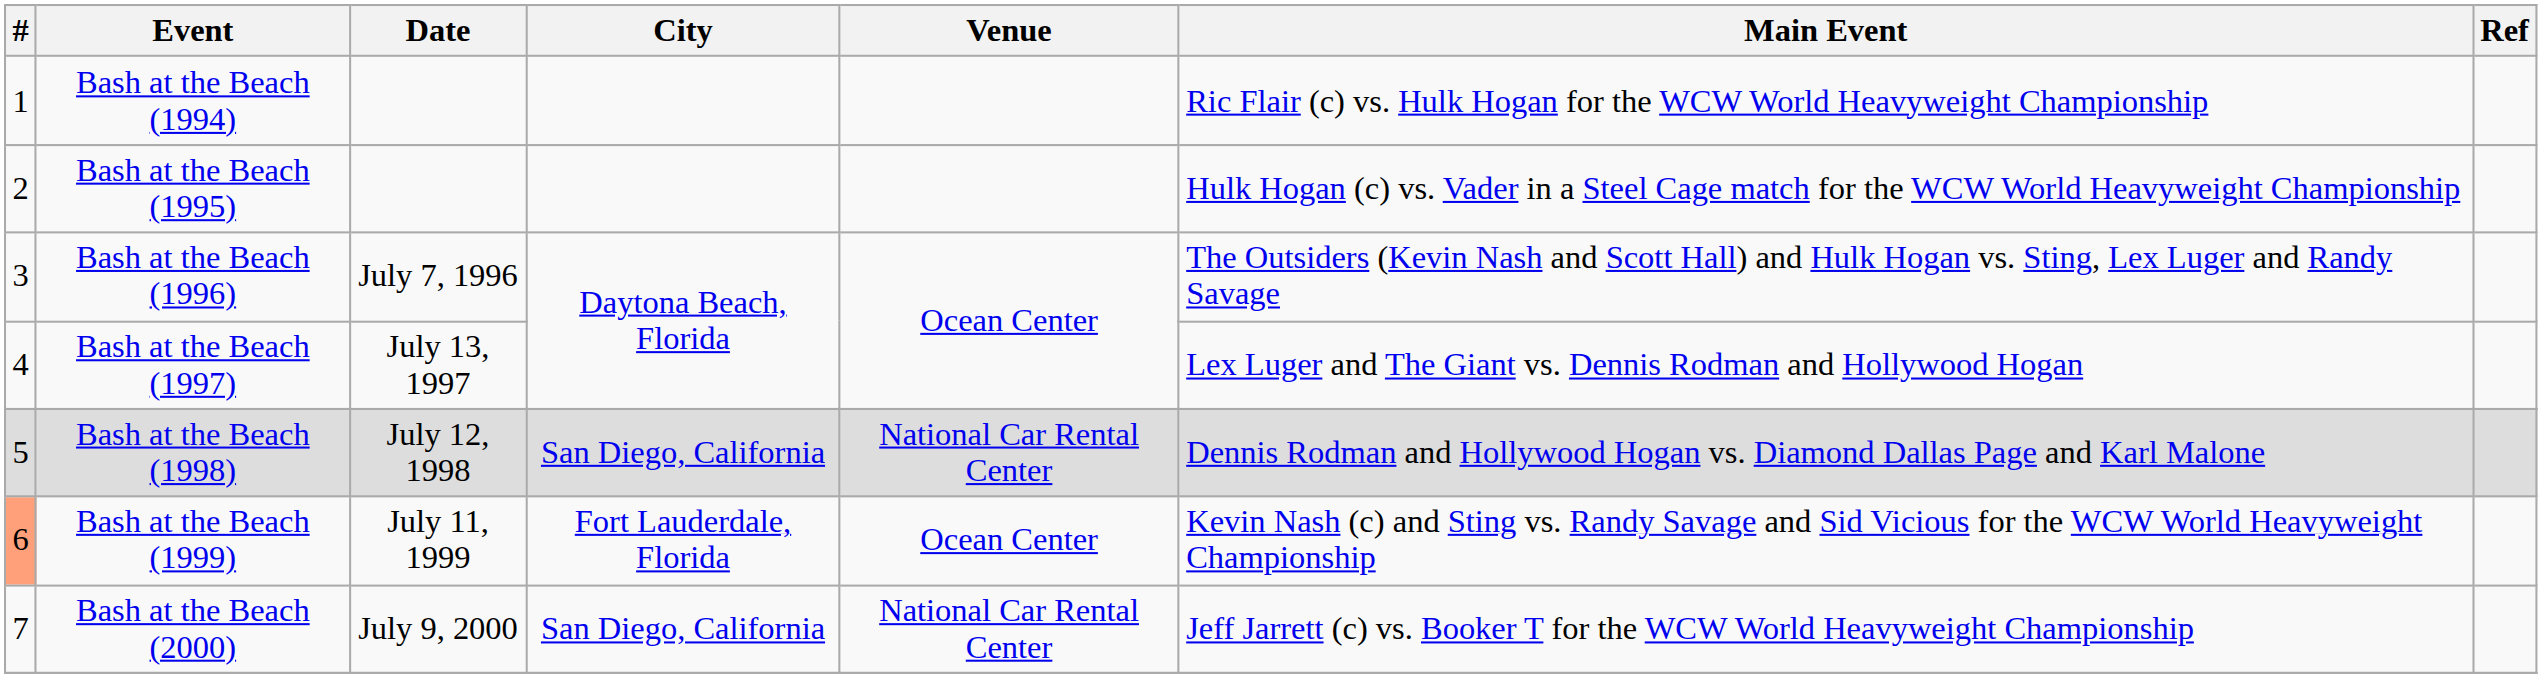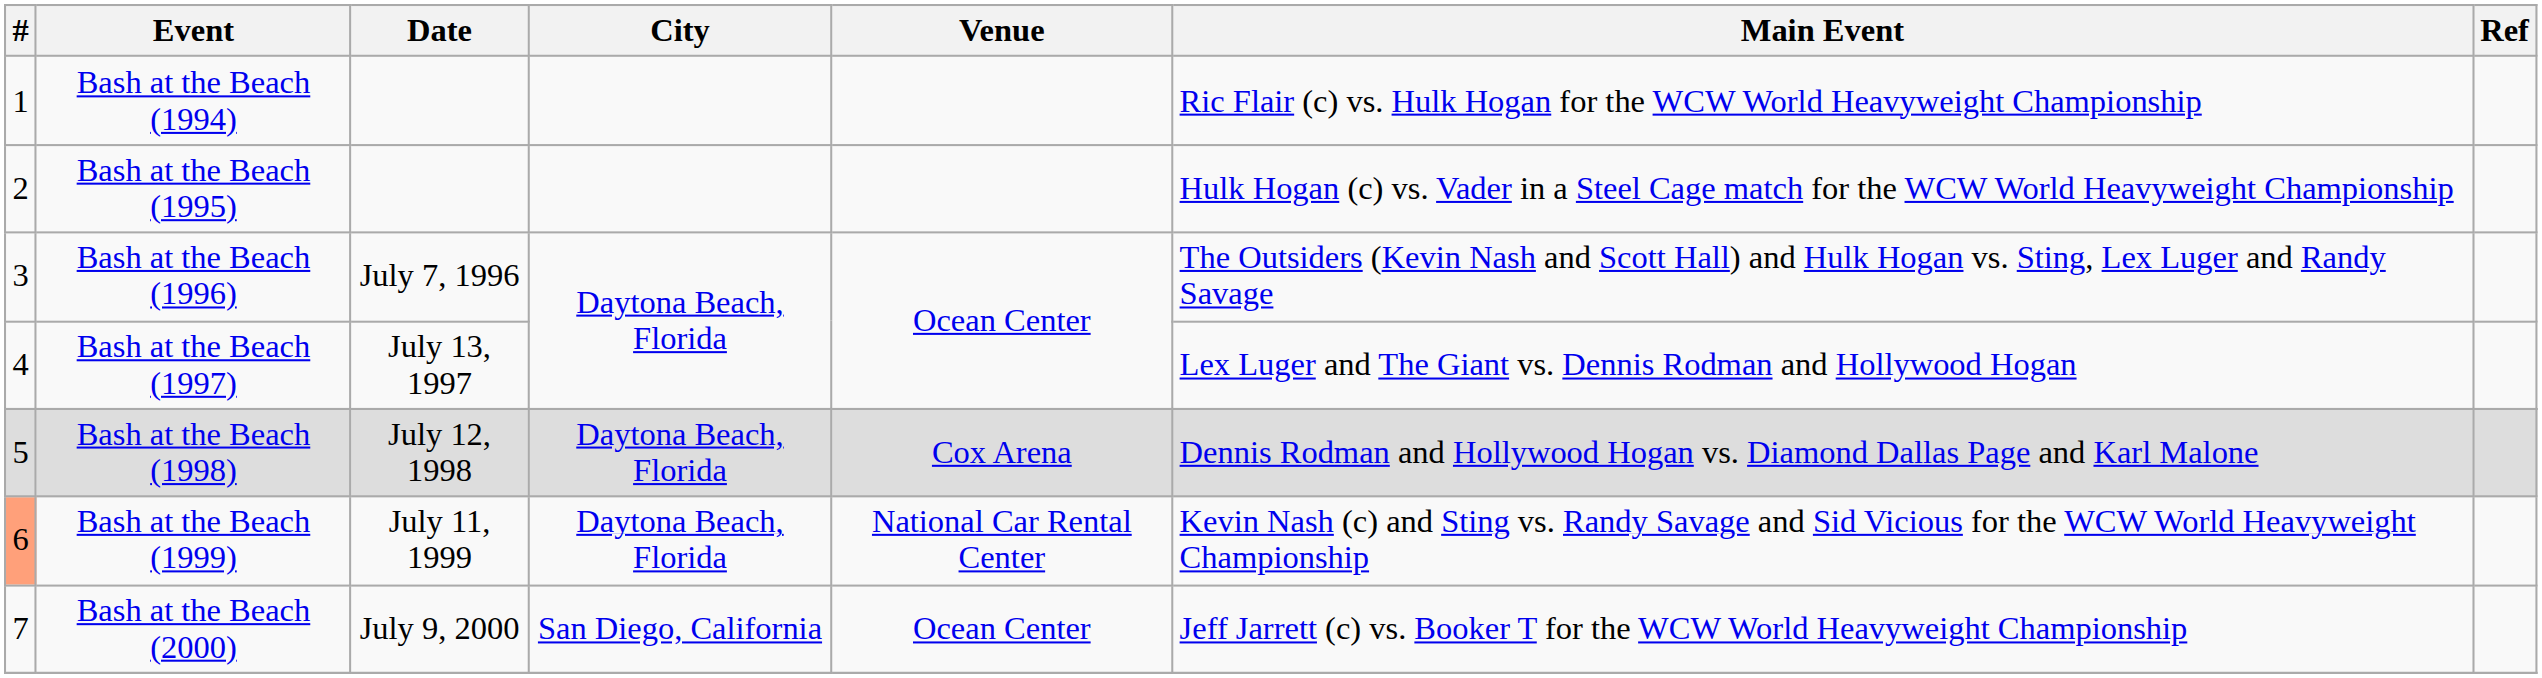(683, 452) San Diego, California -> (680, 452) Daytona Beach, Florida
(1009, 452) National Car Rental Center -> (1002, 452) Cox Arena
(683, 540) Fort Lauderdale, Florida -> (680, 540) Daytona Beach, Florida
(1009, 540) Ocean Center -> (1002, 540) National Car Rental Center
(1009, 628) National Car Rental Center -> (1002, 628) Ocean Center
